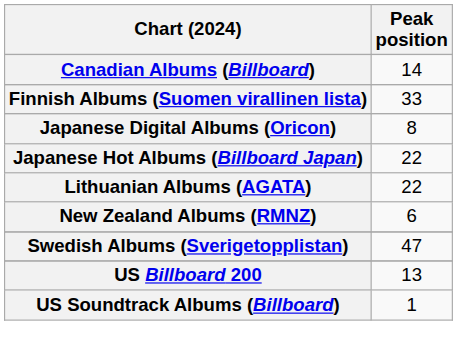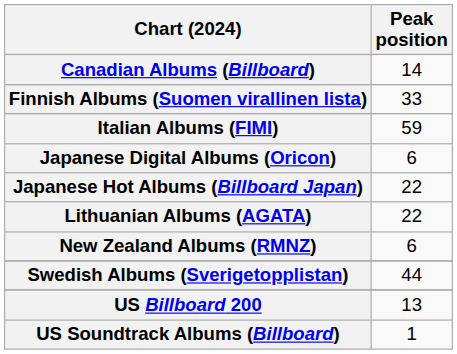+ row: (188, 128)
(412, 128) 8 -> (412, 157) 6
(412, 246) 47 -> (412, 275) 44
